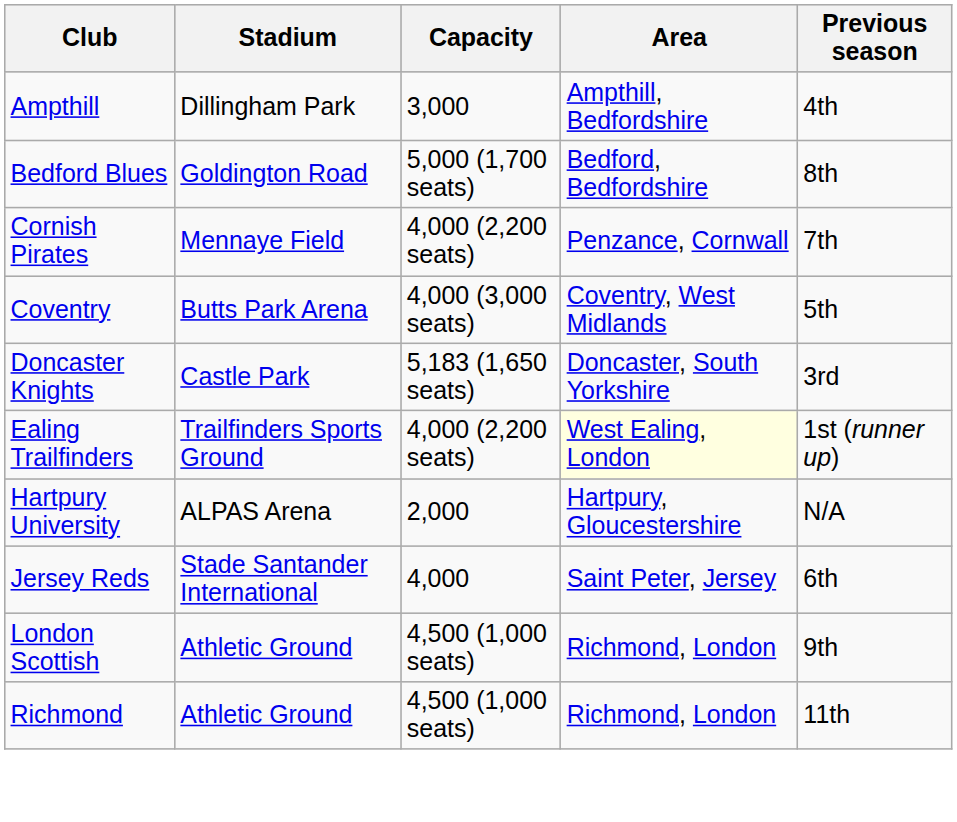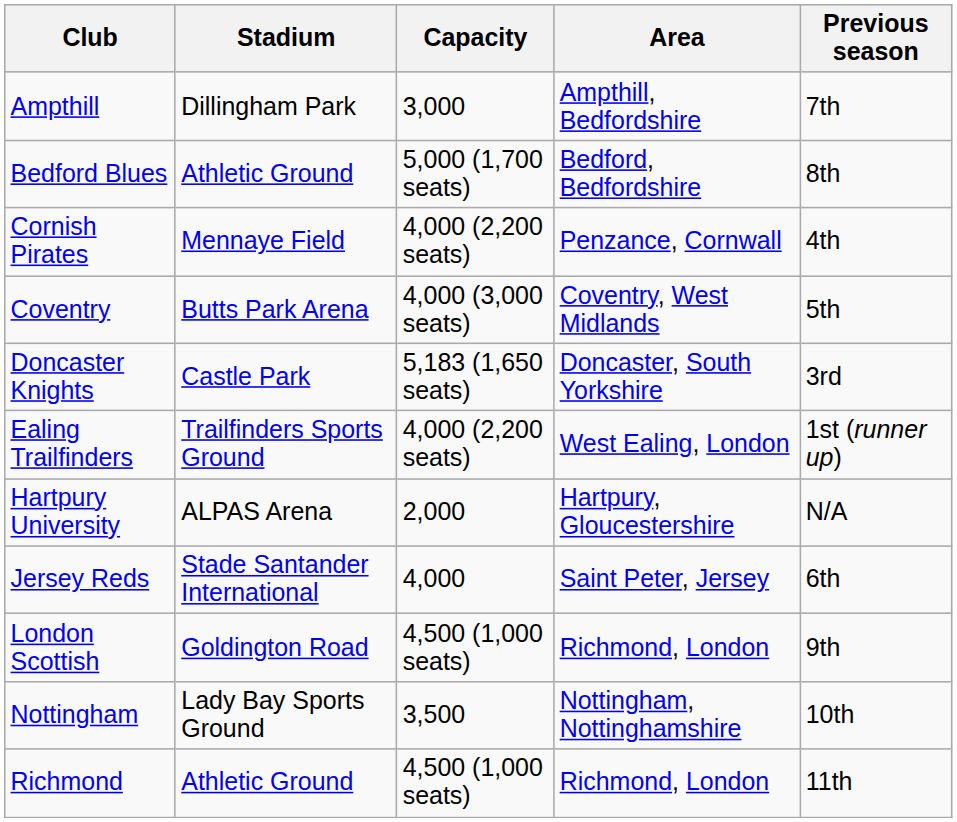(821, 105) 4th -> (823, 105) 7th
(274, 173) Goldington Road -> (267, 173) Athletic Ground
(821, 241) 7th -> (823, 241) 4th
(636, 444) lightyellow background -> (675, 444) no background
(266, 647) Athletic Ground -> (275, 647) Goldington Road
+ row: (74, 714)
